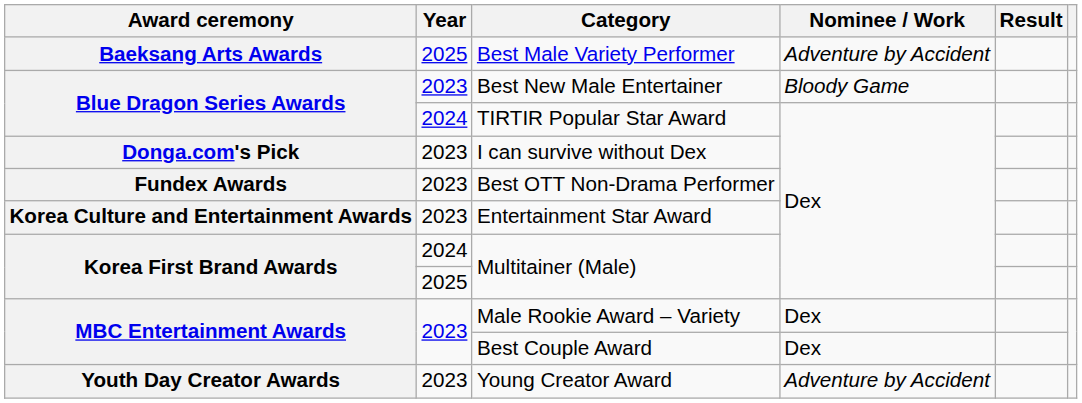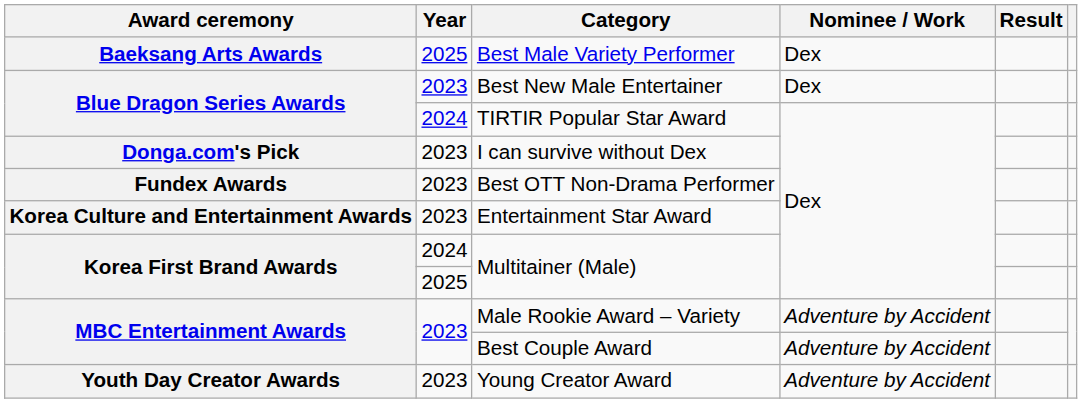(887, 53) Adventure by Accident -> (803, 53) Dex
(847, 86) Bloody Game -> (803, 86) Dex
(803, 315) Dex -> (887, 315) Adventure by Accident
(803, 348) Dex -> (887, 348) Adventure by Accident
